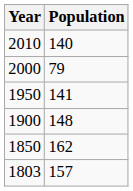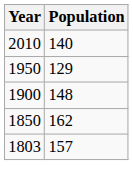- row: (25, 69)
(61, 95) 141 -> (61, 69) 129
